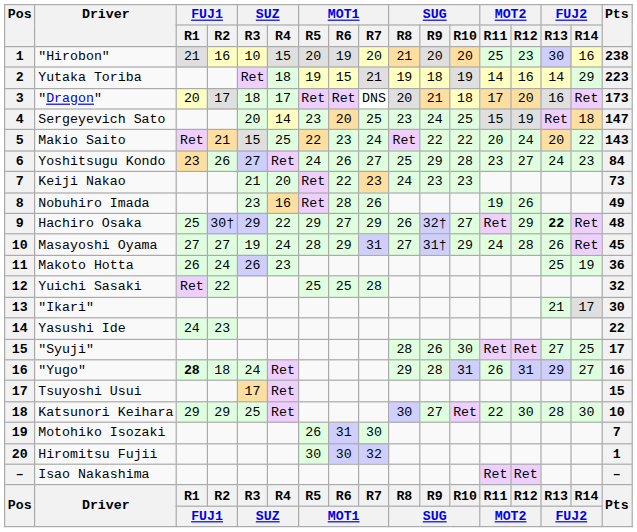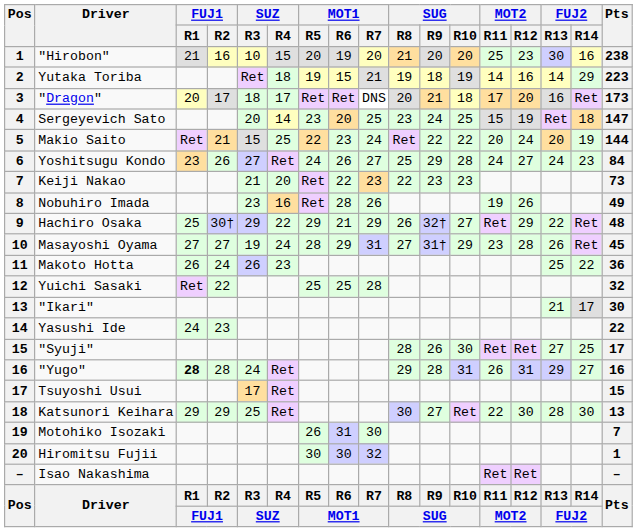(586, 140) 22 -> (586, 140) 19
(617, 140) 143 -> (617, 140) 144
(495, 161) 23 -> (495, 161) 24
(404, 182) 24 -> (404, 182) 22
(344, 224) 27 -> (344, 224) 21
(556, 224) bold -> (556, 224) normal
(495, 245) 24 -> (495, 245) 23
(586, 266) 19 -> (586, 266) 22
(222, 370) 18 -> (222, 370) 28
(617, 412) 10 -> (617, 412) 13
